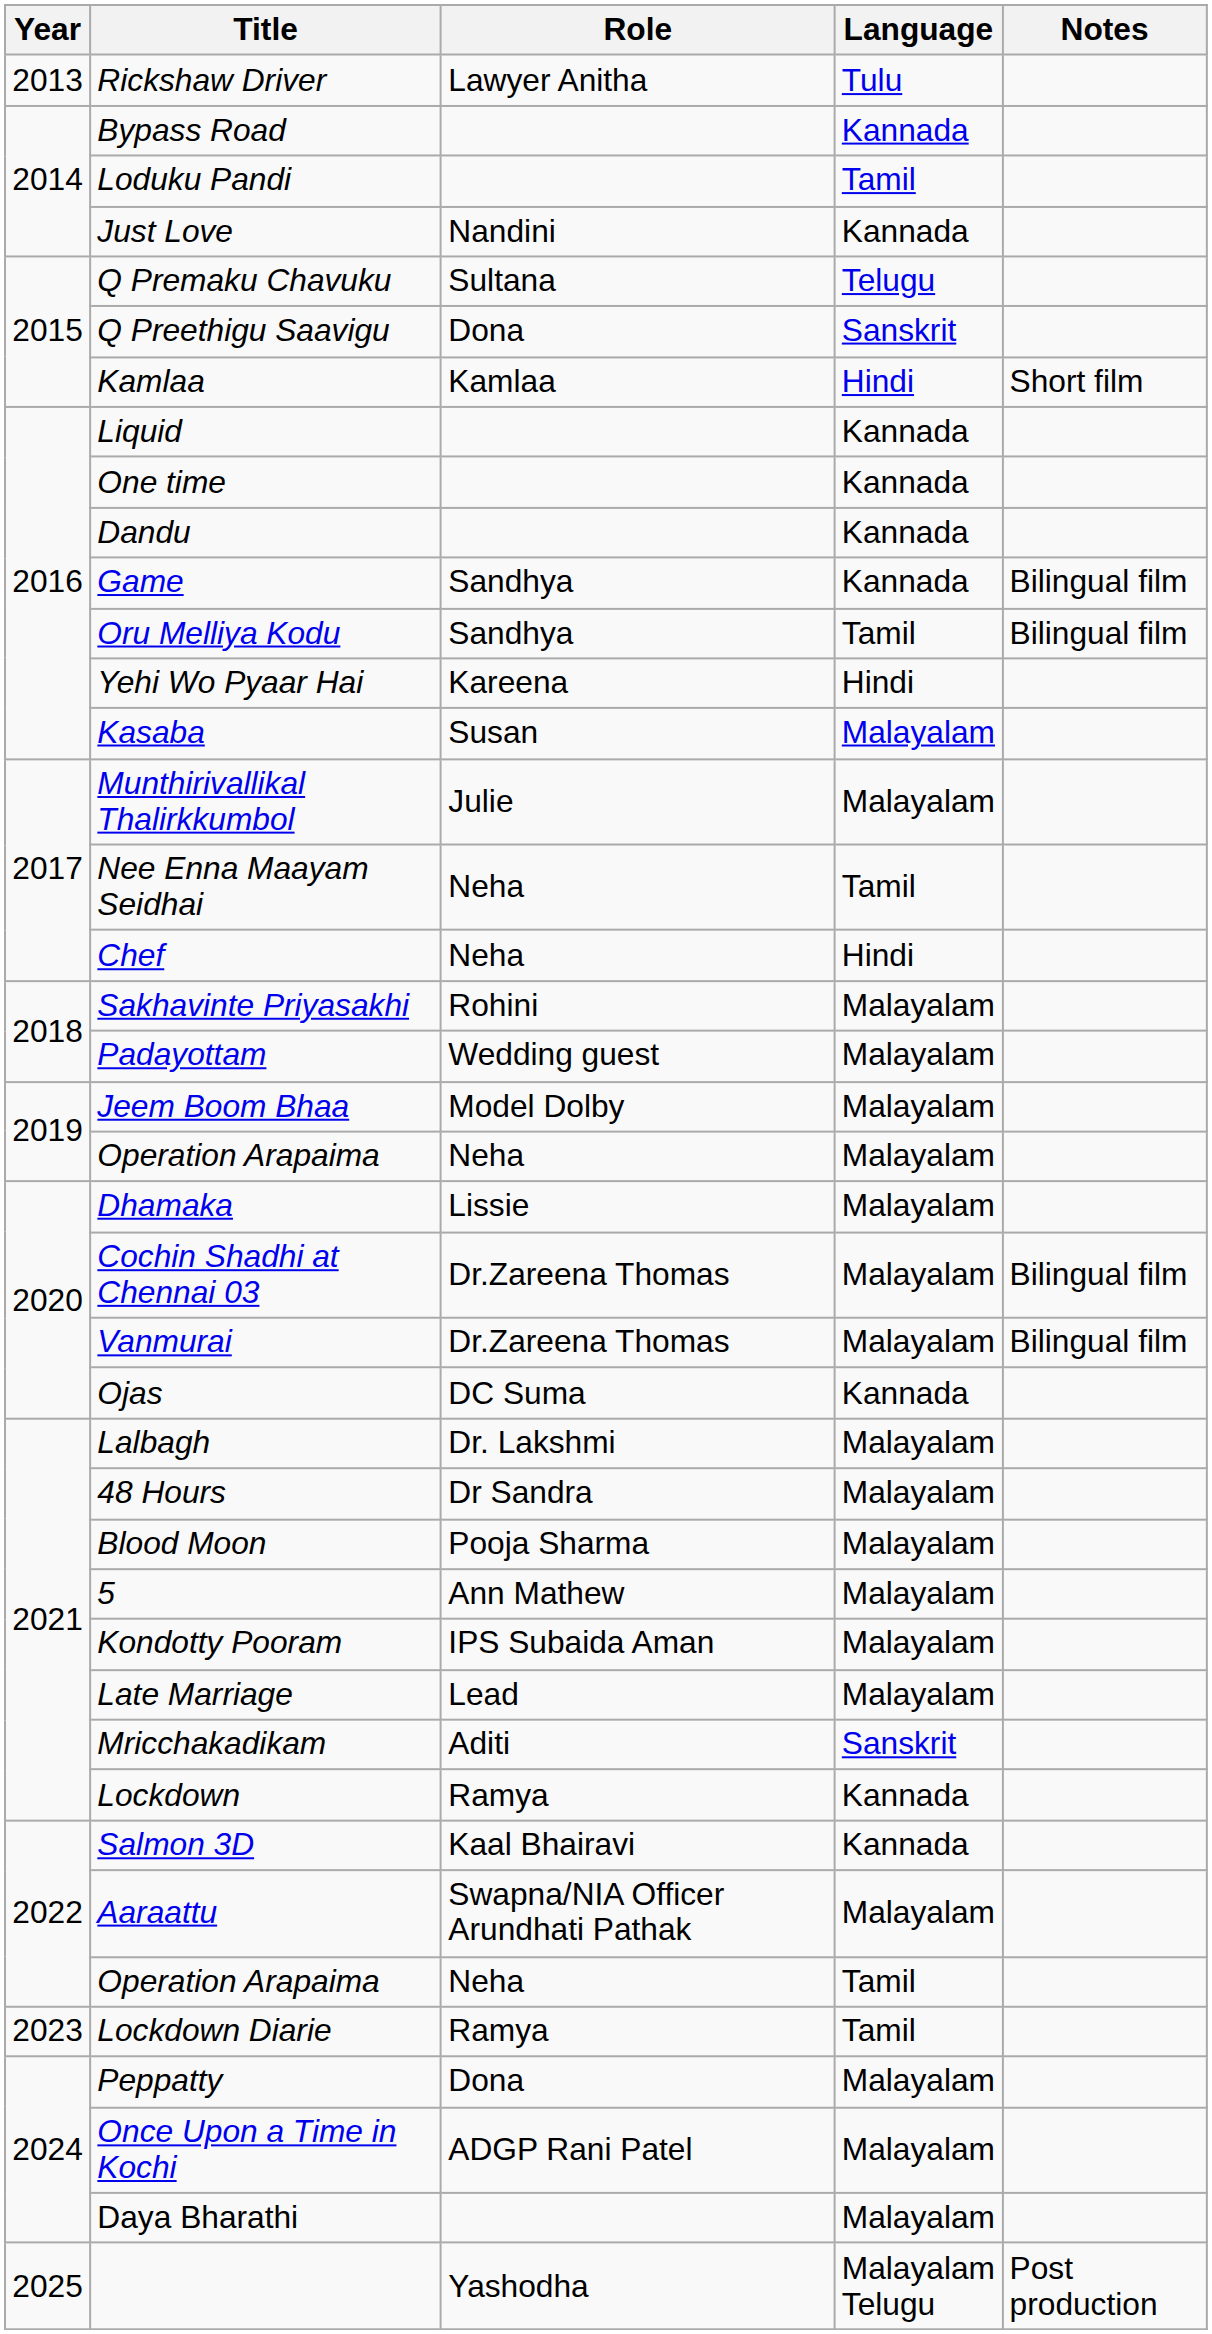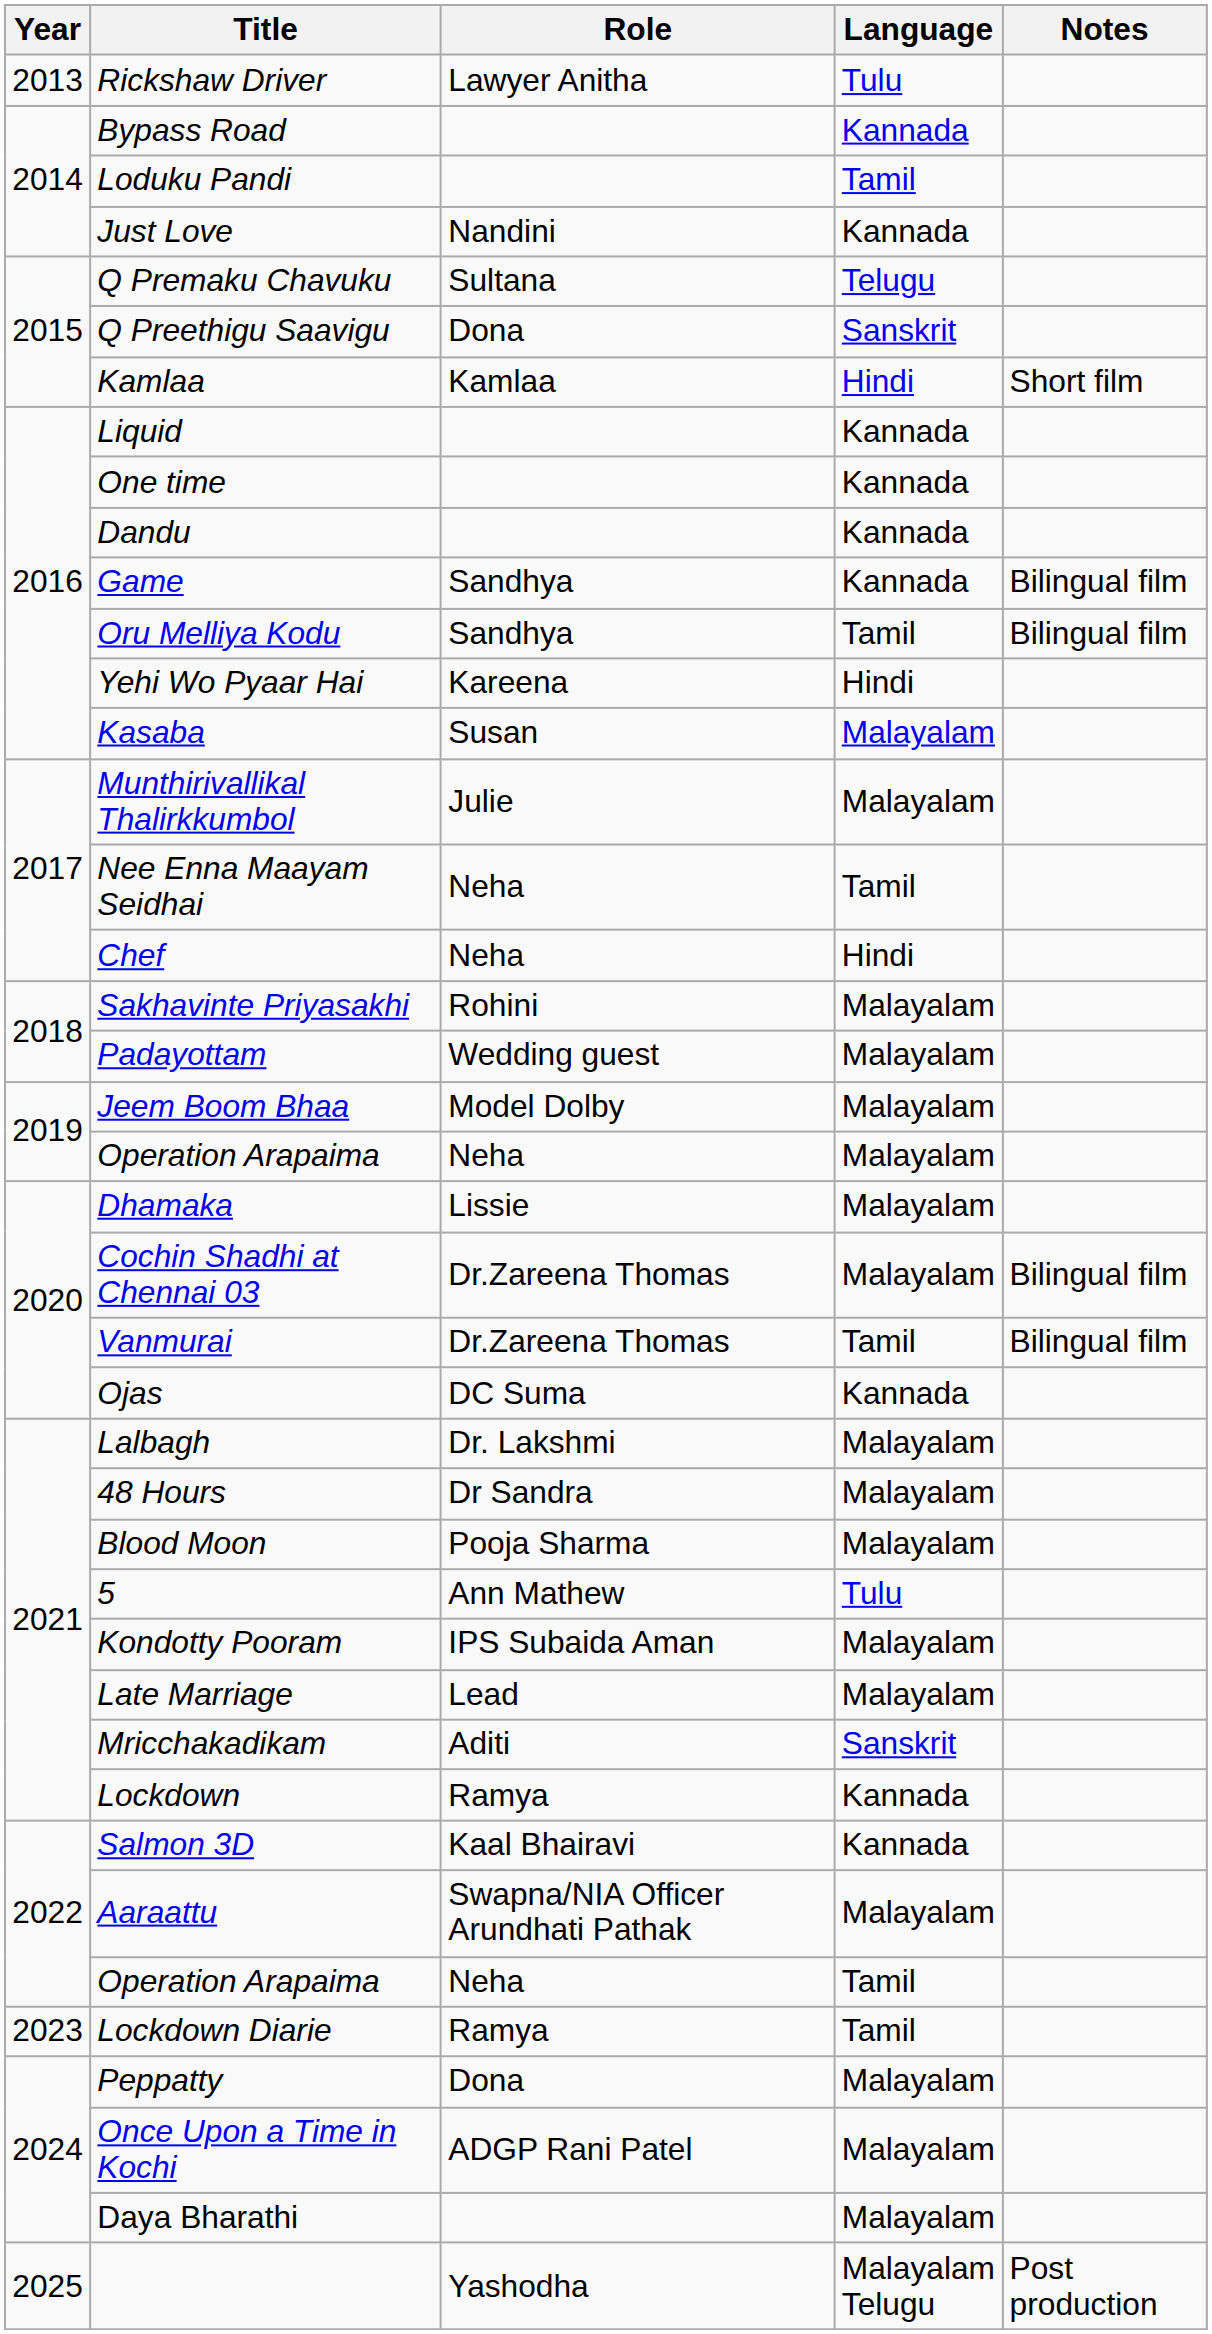(918, 1342) Malayalam -> (879, 1342) Tamil
(918, 1593) Malayalam -> (872, 1593) Tulu
